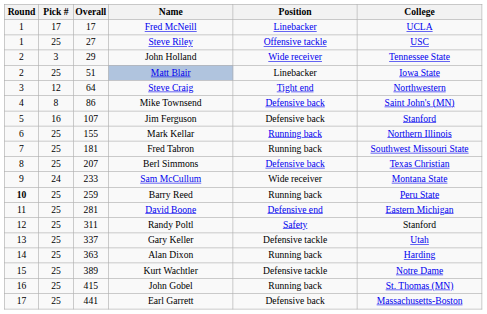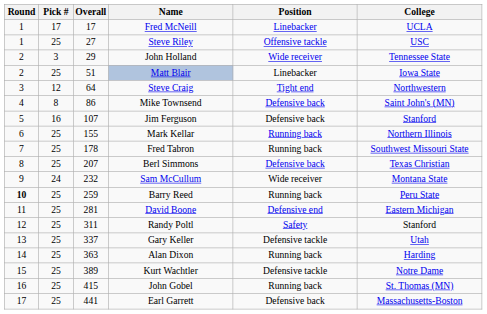(91, 149) 181 -> (91, 149) 178
(91, 179) 233 -> (91, 179) 232
